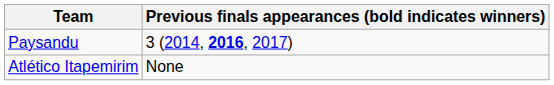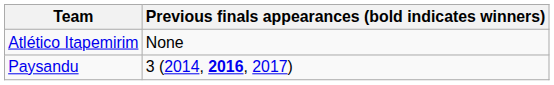rows swapped: (73, 67) <-> (43, 42)
